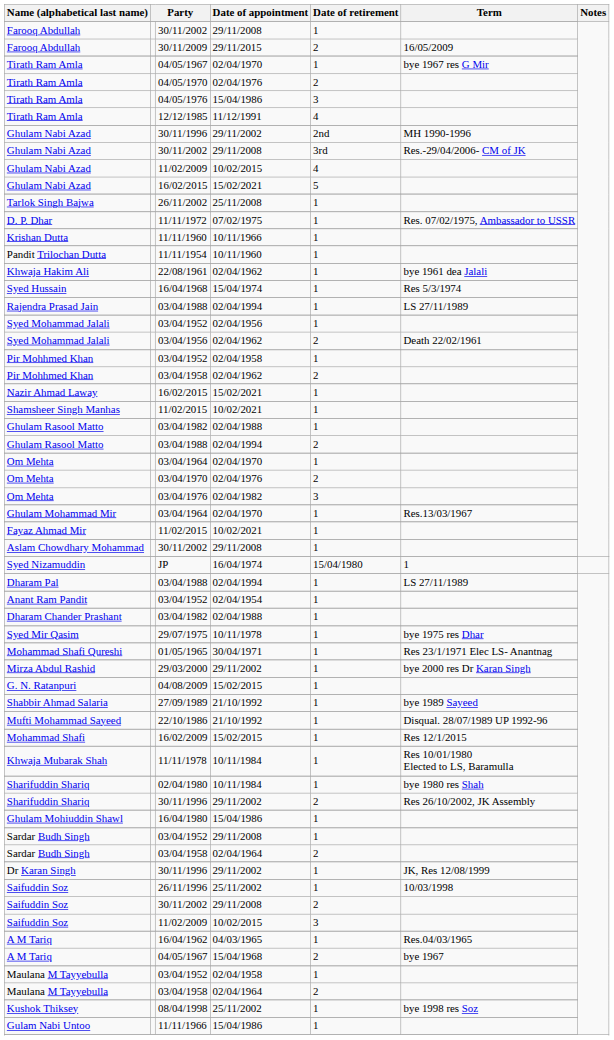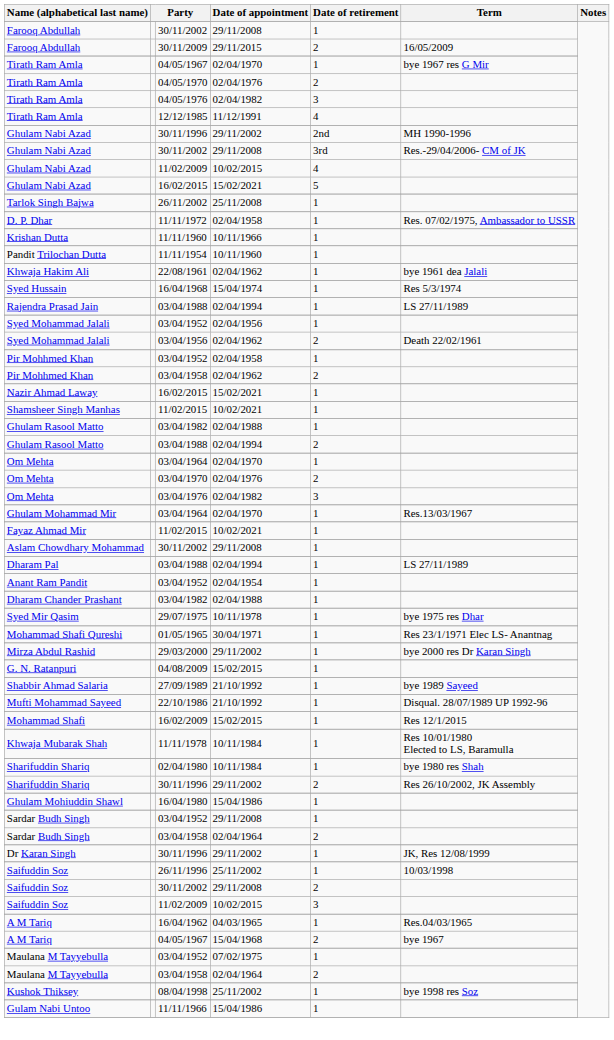(237, 99) 15/04/1986 -> (237, 99) 02/04/1982
(237, 220) 07/02/1975 -> (237, 220) 02/04/1958
- row: (46, 565)
(237, 974) 02/04/1958 -> (237, 957) 07/02/1975
